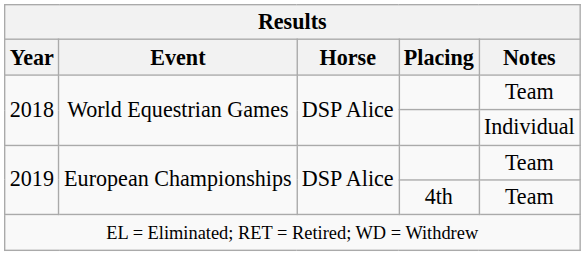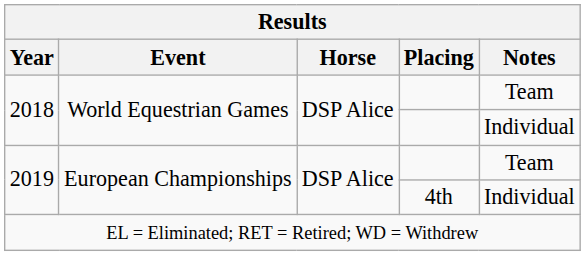(529, 197) Team -> (529, 197) Individual
